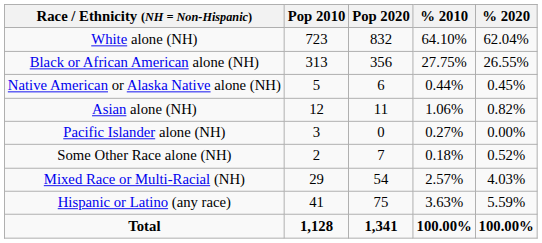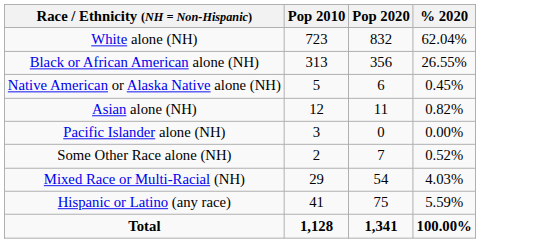- column: (444, 16)
